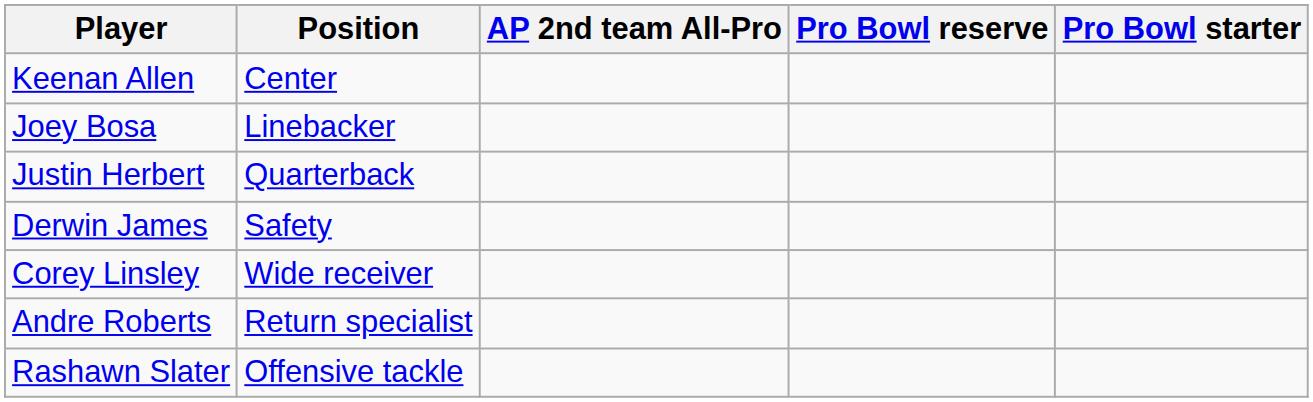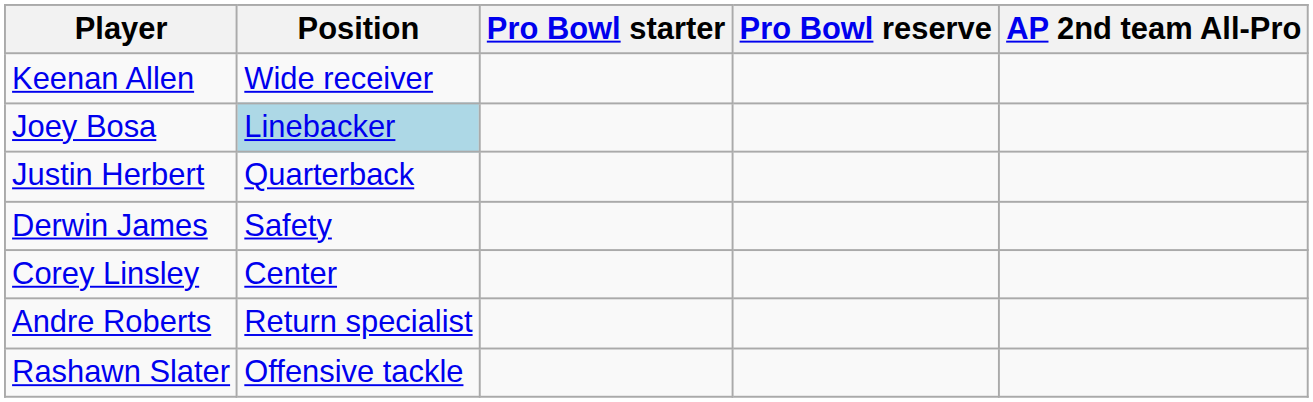columns swapped: (1182, 28) <-> (634, 28)
(291, 77) Center -> (339, 77) Wide receiver
(320, 126) no background -> (320, 126) lightblue background
(339, 273) Wide receiver -> (291, 273) Center
